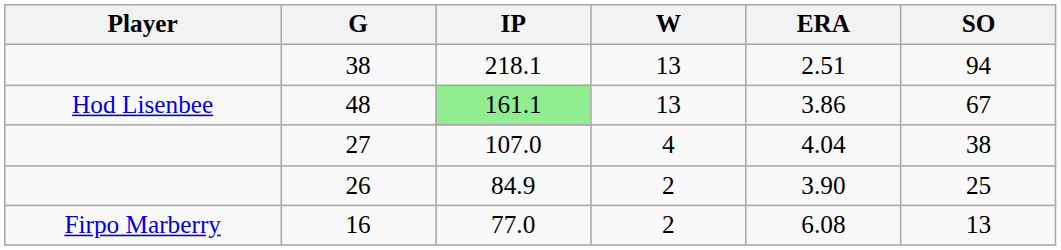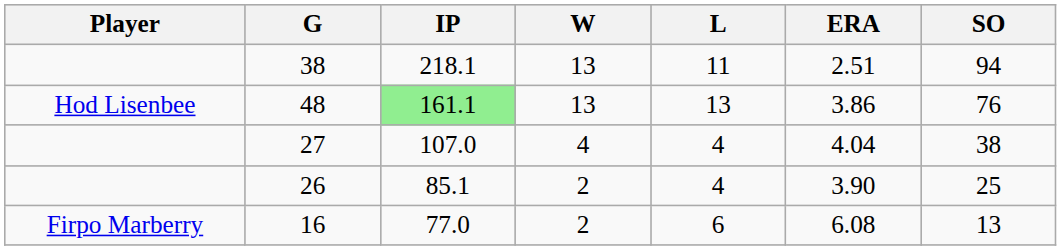+ column: (718, 24)
(979, 104) 67 -> (989, 104) 76
(513, 184) 84.9 -> (448, 184) 85.1
